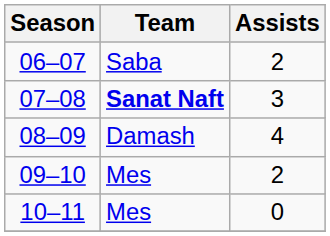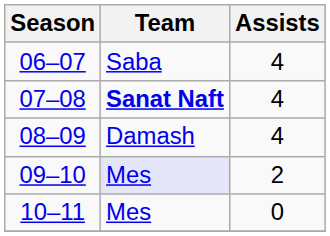(277, 61) 2 -> (277, 61) 4
(277, 99) 3 -> (277, 99) 4
(129, 174) no background -> (129, 174) lavender background
